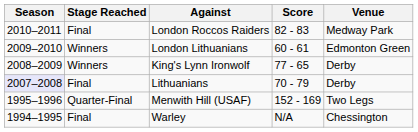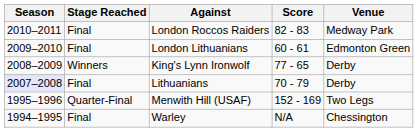(87, 48) Winners -> (79, 48) Final
